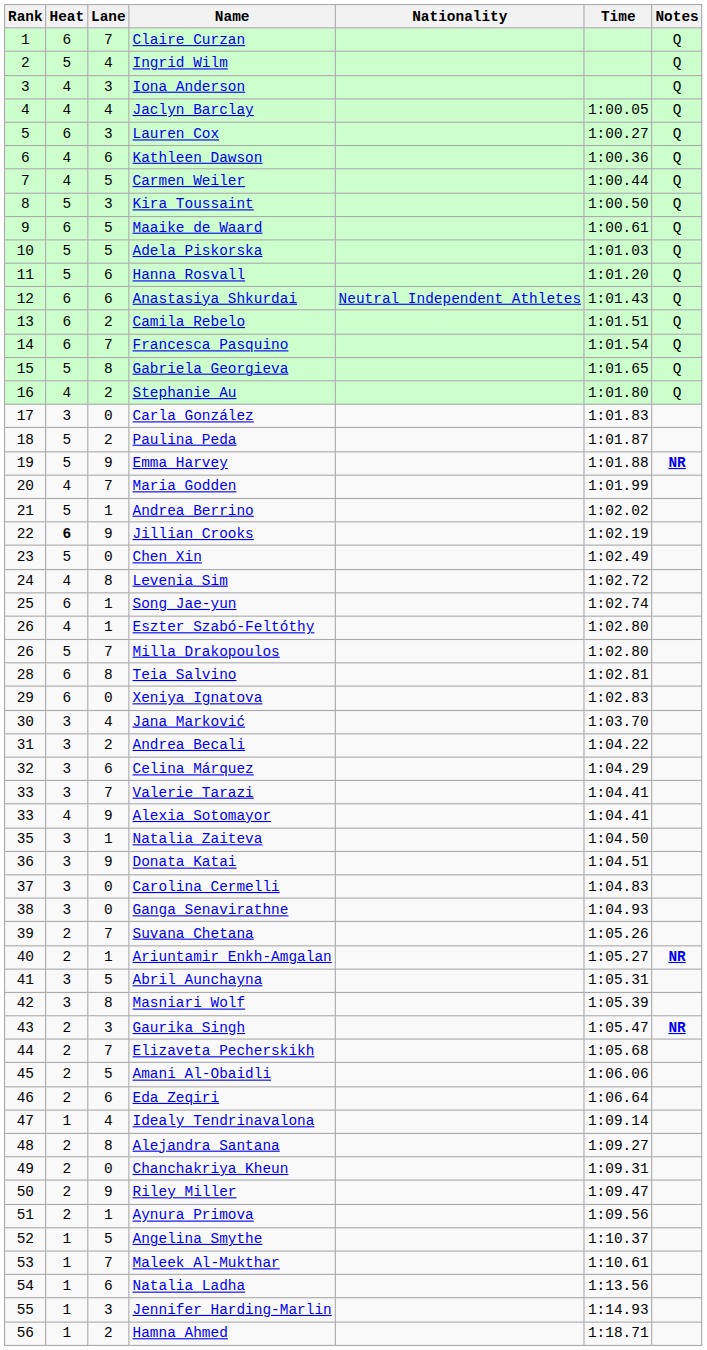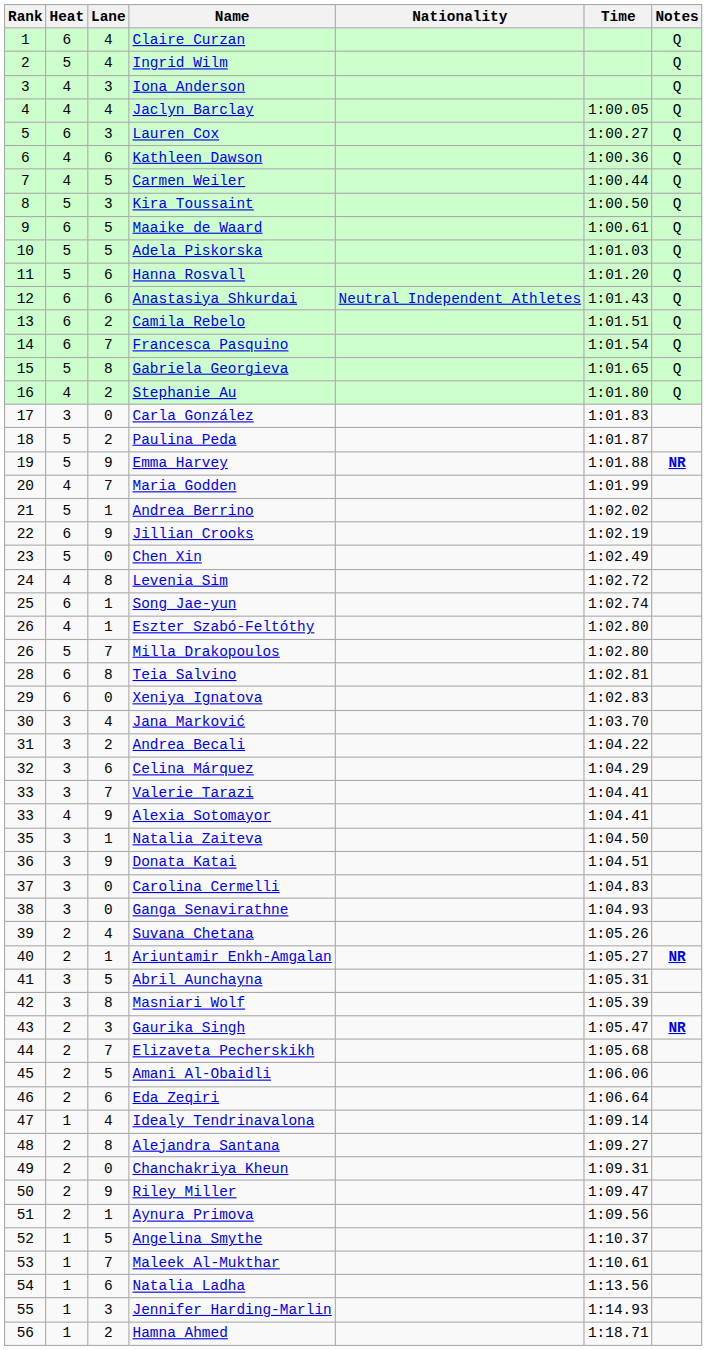(108, 40) 7 -> (108, 40) 4
(67, 534) bold -> (67, 534) normal
(108, 934) 7 -> (108, 934) 4
